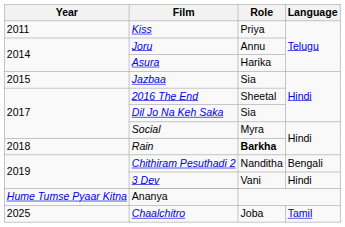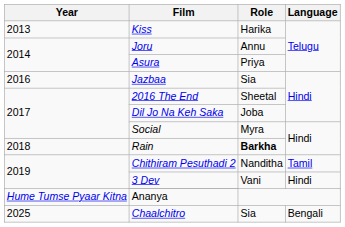(18, 29) 2011 -> (19, 29) 2013
(253, 29) Priya -> (256, 29) Harika
(256, 63) Harika -> (253, 63) Priya
(19, 79) 2015 -> (19, 79) 2016
(248, 113) Sia -> (252, 113) Joba
(305, 163) Bengali -> (300, 163) Tamil
(252, 213) Joba -> (248, 213) Sia
(300, 213) Tamil -> (305, 213) Bengali
